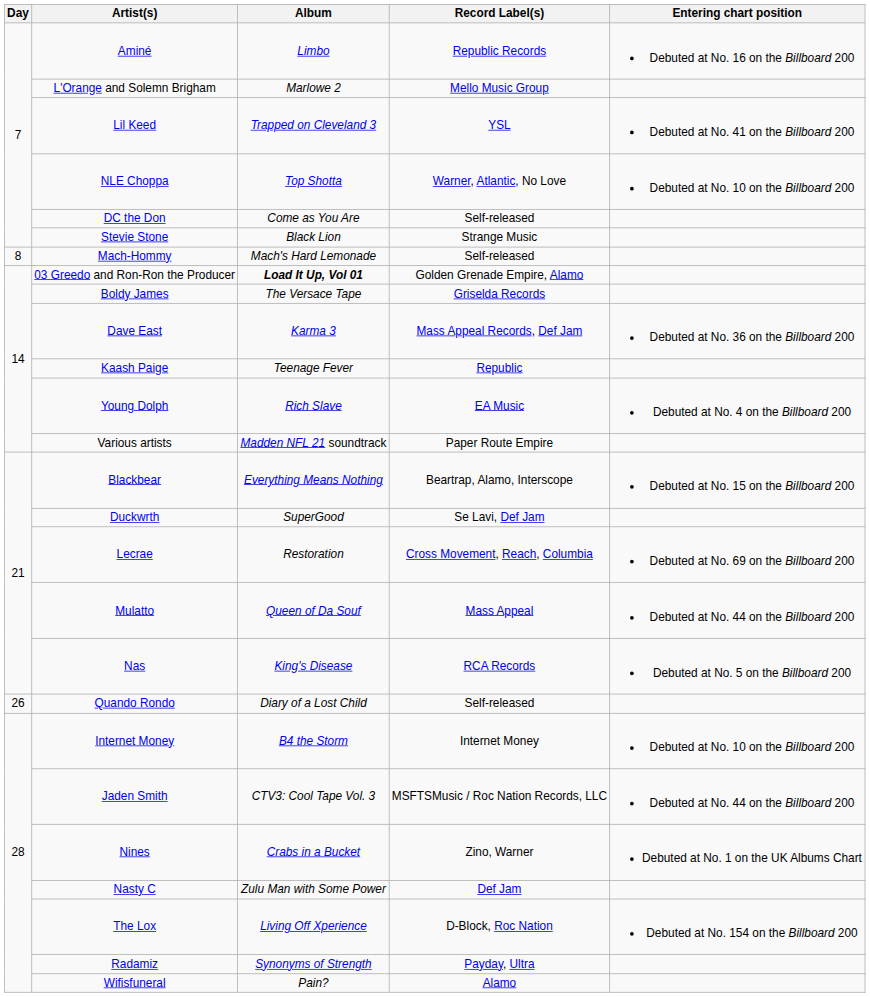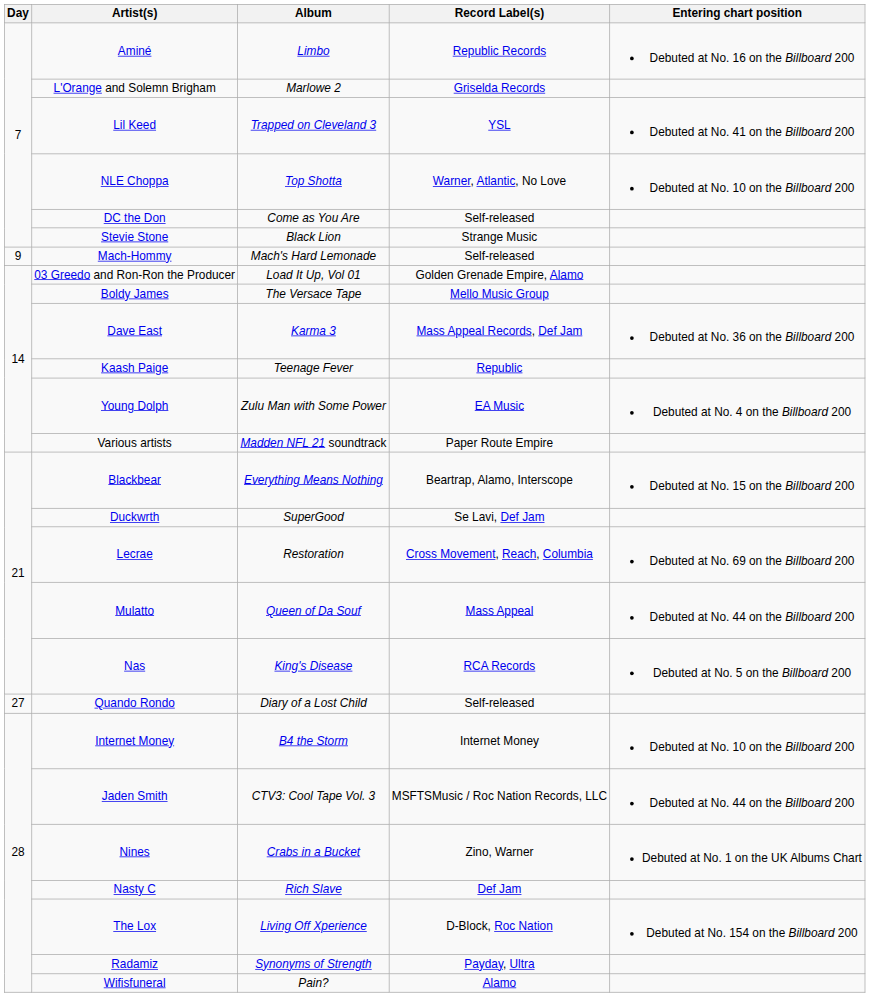(499, 88) Mello Music Group -> (499, 88) Griselda Records
(18, 256) 8 -> (18, 256) 9
(313, 275) bold -> (313, 275) normal
(499, 293) Griselda Records -> (499, 293) Mello Music Group
(313, 405) Rich Slave -> (313, 405) Zulu Man with Some Power
(18, 703) 26 -> (18, 703) 27
(313, 889) Zulu Man with Some Power -> (313, 889) Rich Slave
